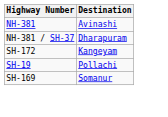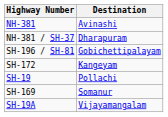+ row: (40, 51)
+ row: (21, 105)
